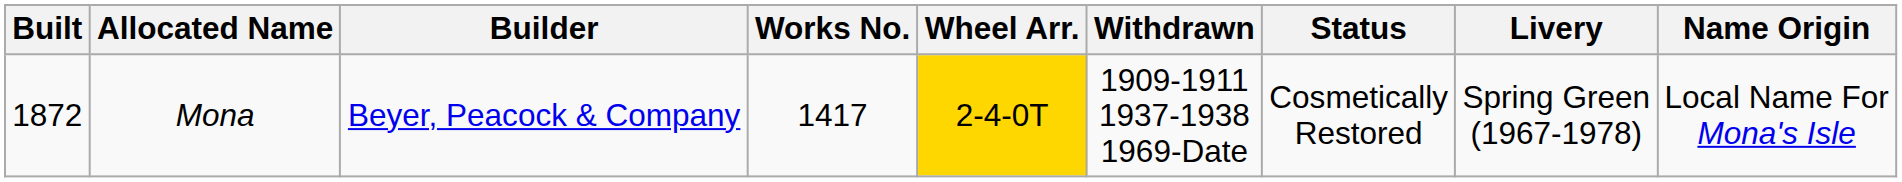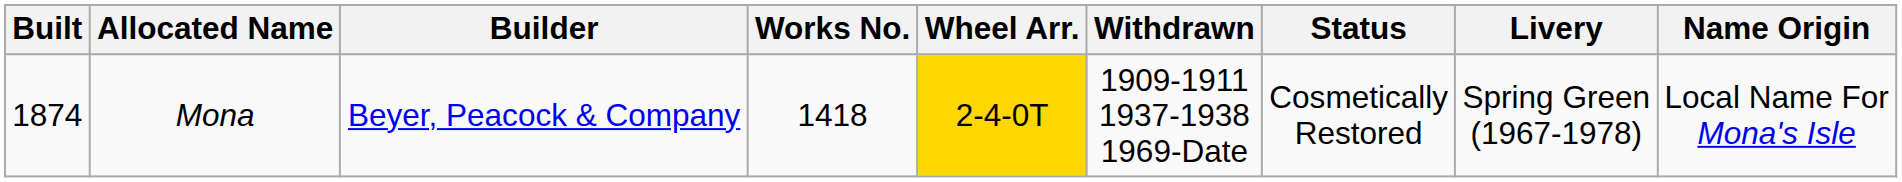(47, 114) 1872 -> (47, 114) 1874
(833, 114) 1417 -> (833, 114) 1418
